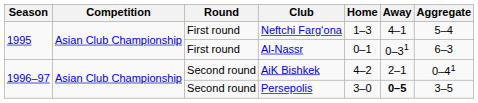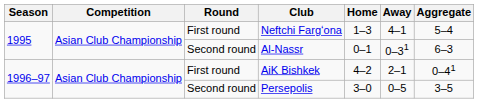(213, 49) First round -> (221, 49) Second round
(221, 70) Second round -> (213, 70) First round
(397, 89) bold -> (397, 89) normal
